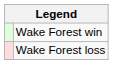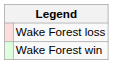rows swapped: (59, 32) <-> (61, 51)
